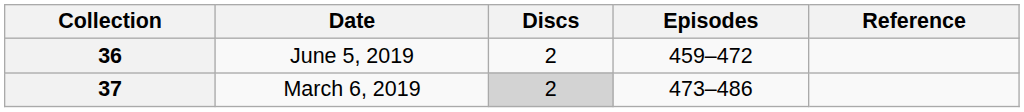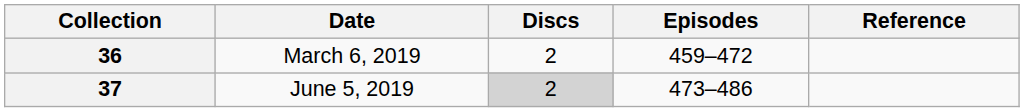(352, 55) June 5, 2019 -> (352, 55) March 6, 2019
(352, 89) March 6, 2019 -> (352, 89) June 5, 2019
